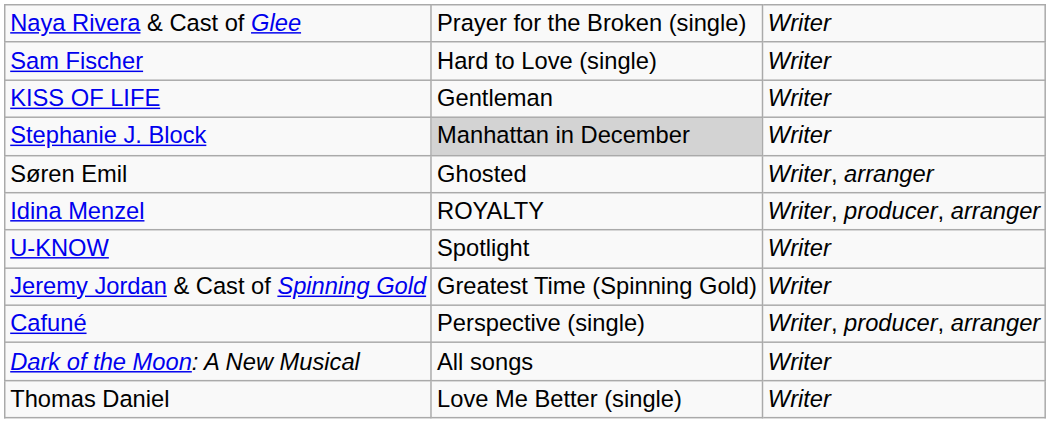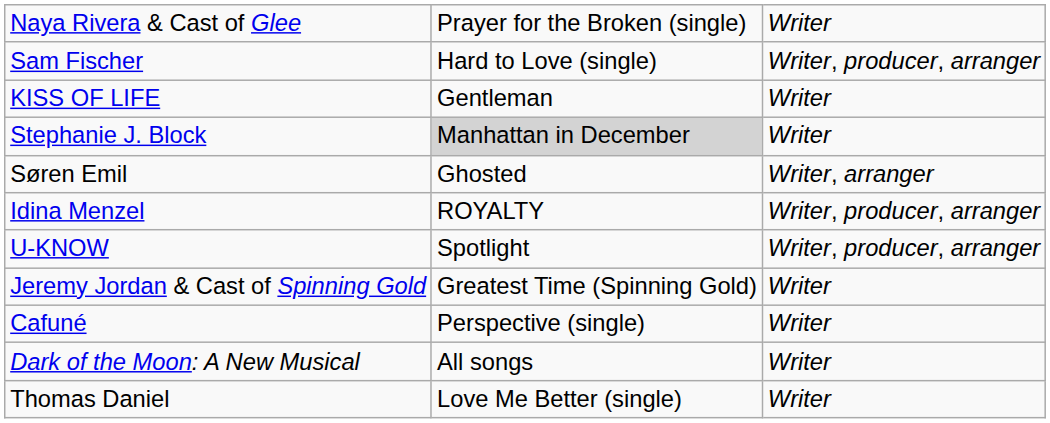(799, 60) Writer -> (904, 60) Writer, producer, arranger
(799, 248) Writer -> (904, 248) Writer, producer, arranger
(904, 323) Writer, producer, arranger -> (799, 323) Writer
